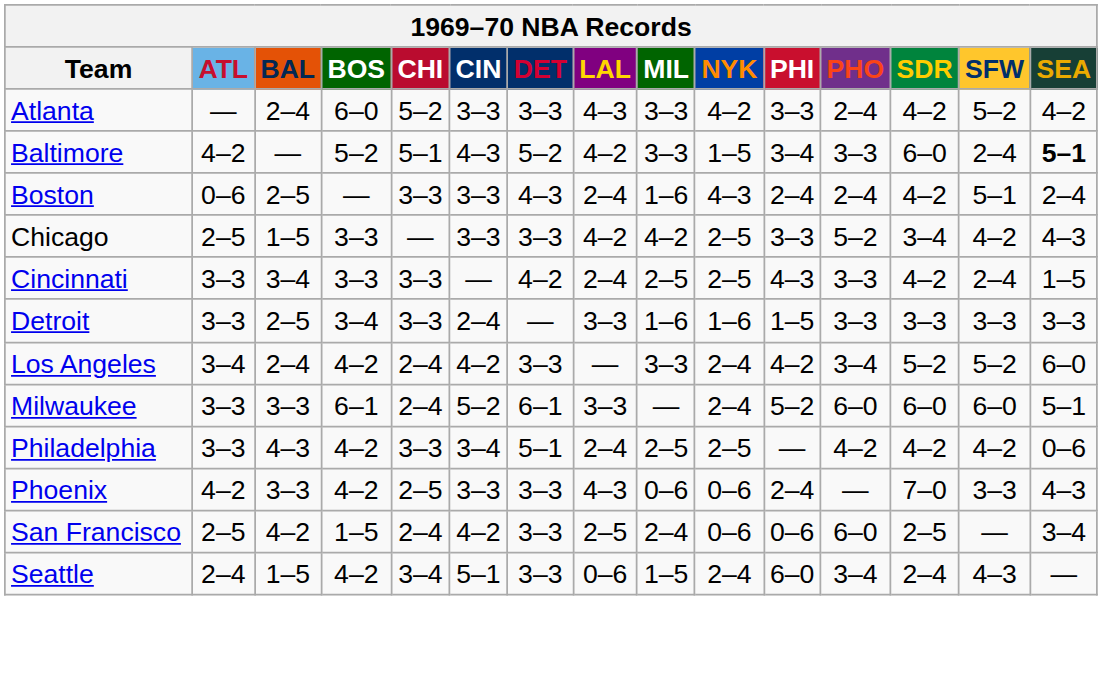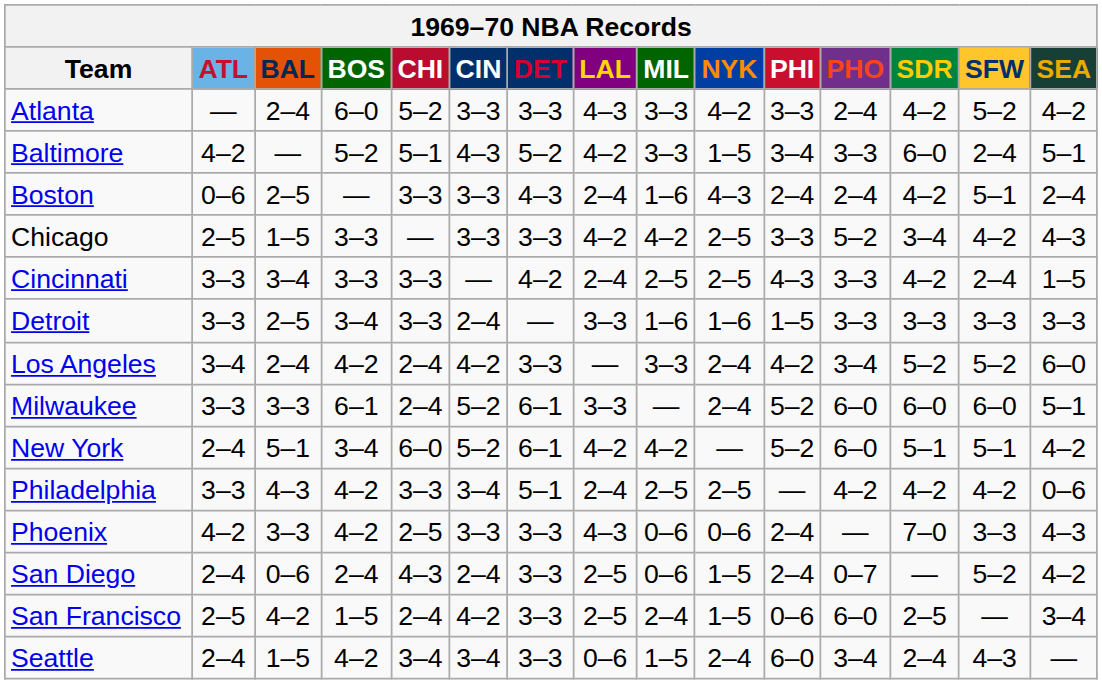(1064, 152) bold -> (1064, 152) normal
+ row: (67, 447)
+ row: (73, 574)
(729, 531) 0–6 -> (729, 616) 1–5
(478, 574) 5–1 -> (478, 658) 3–4
